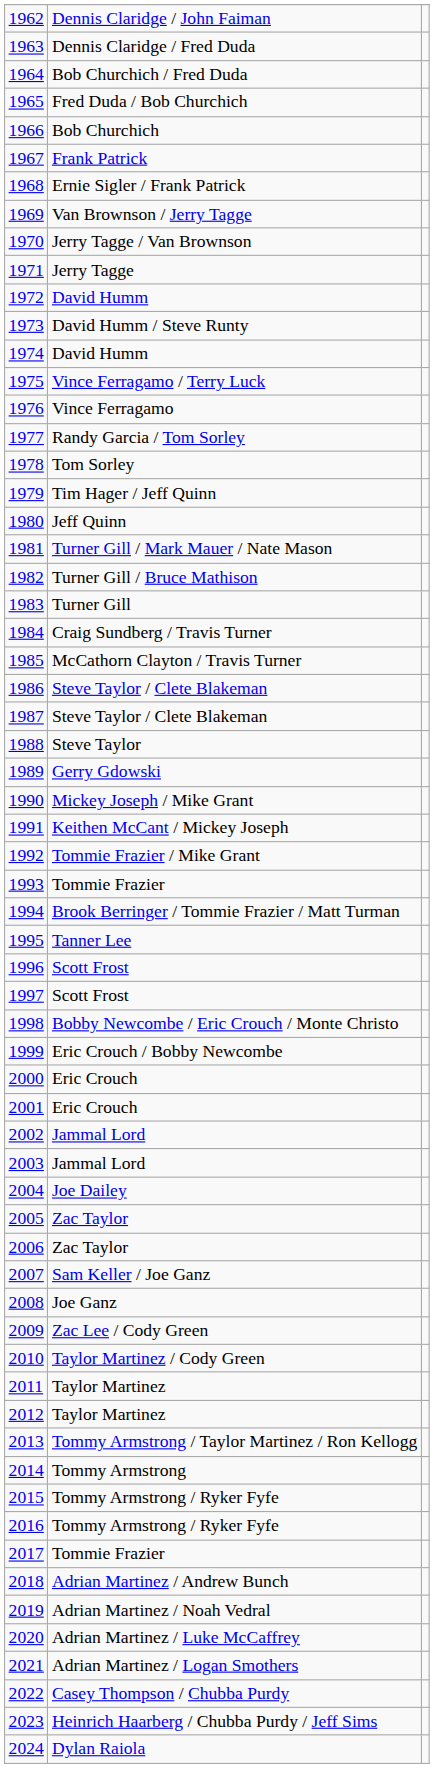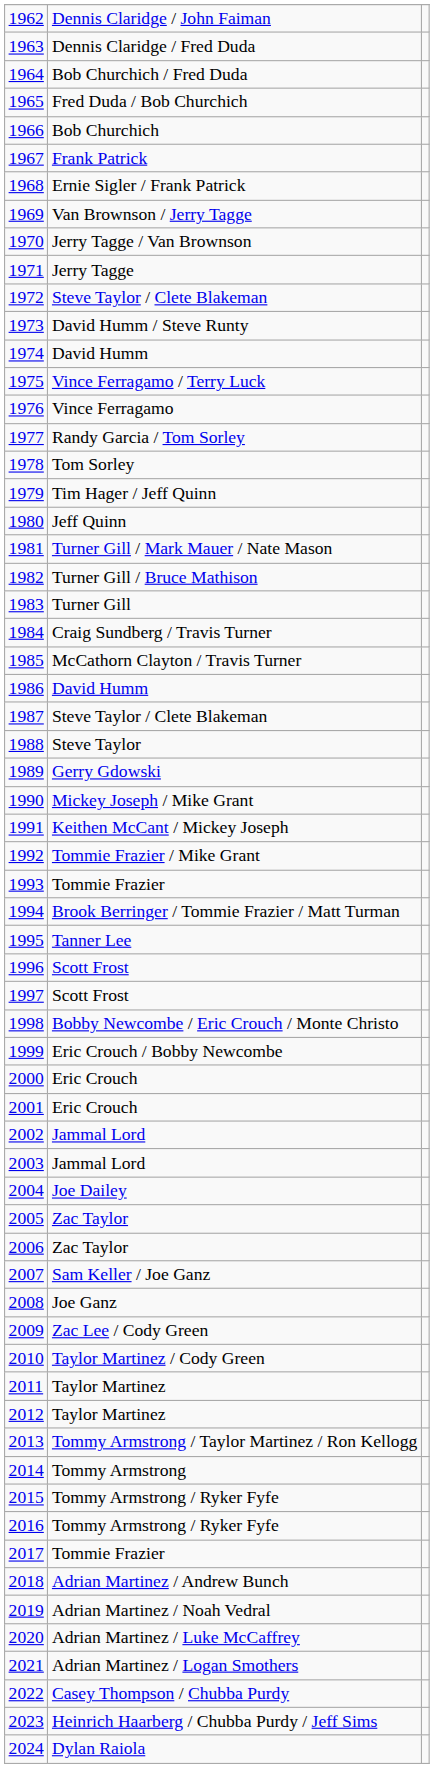(100, 297) David Humm -> (160, 297) Steve Taylor / Clete Blakeman
(160, 688) Steve Taylor / Clete Blakeman -> (100, 688) David Humm
